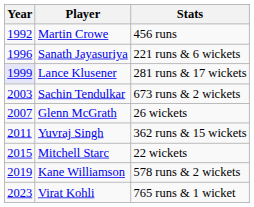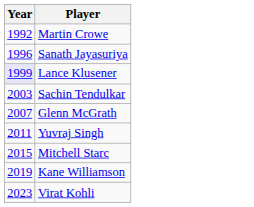- column: (190, 14)
